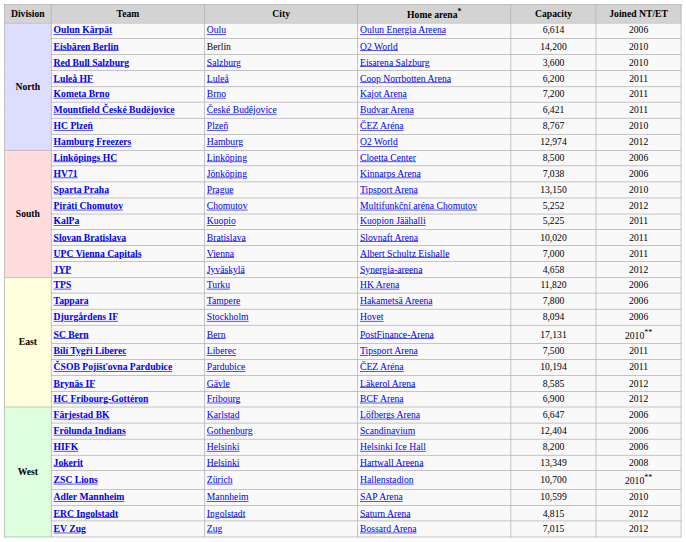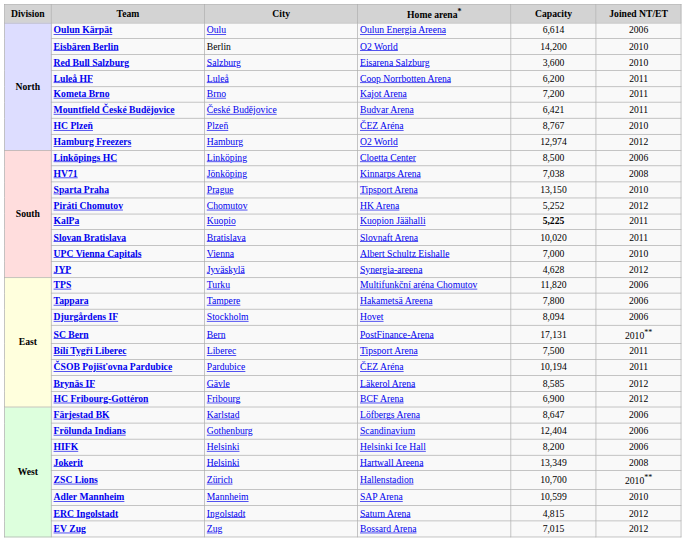(639, 174) 2006 -> (639, 174) 2008
(419, 206) Multifunkční aréna Chomutov -> (380, 206) HK Arena
(553, 222) normal -> (553, 222) bold
(639, 254) 2011 -> (639, 254) 2010
(553, 269) 4,658 -> (553, 269) 4,628
(380, 285) HK Arena -> (419, 285) Multifunkční aréna Chomutov
(553, 415) 6,647 -> (553, 415) 8,647
